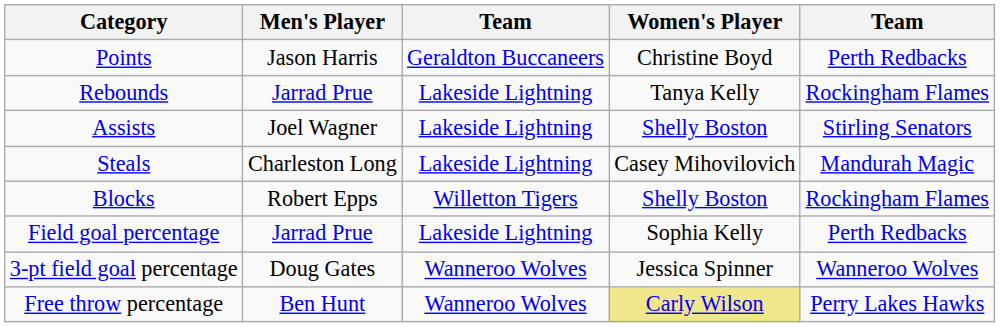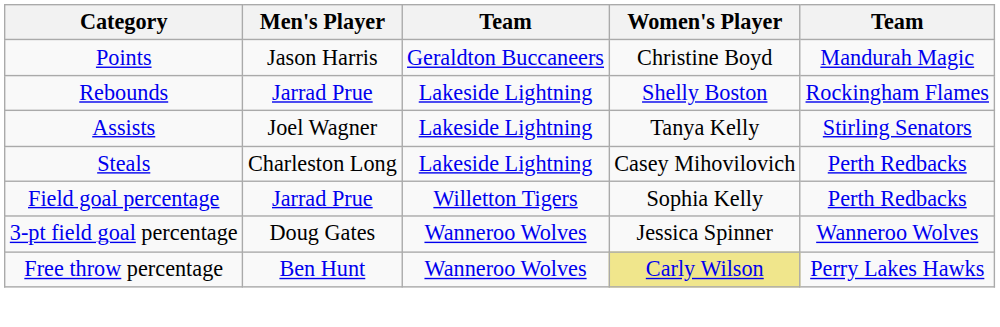(897, 57) Perth Redbacks -> (897, 57) Mandurah Magic
(705, 92) Tanya Kelly -> (705, 92) Shelly Boston
(705, 127) Shelly Boston -> (705, 127) Tanya Kelly
(897, 163) Mandurah Magic -> (897, 163) Perth Redbacks
- row: (124, 198)
(506, 233) Lakeside Lightning -> (506, 198) Willetton Tigers
